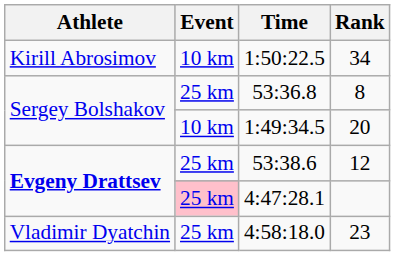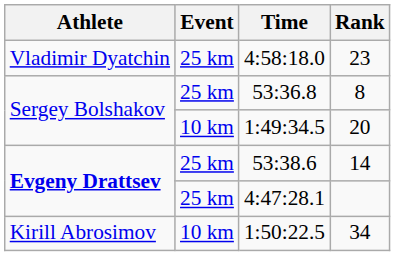rows swapped: (284, 57) <-> (284, 233)
(360, 163) 12 -> (360, 163) 14
(207, 198) pink background -> (207, 198) no background
